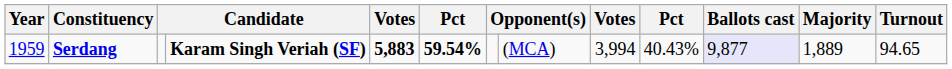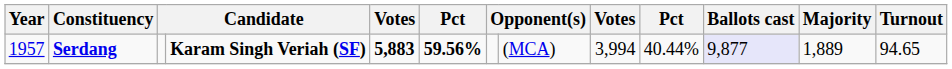(27, 48) 1959 -> (27, 48) 1957
(453, 48) 59.54% -> (453, 48) 59.56%
(671, 48) 40.43% -> (671, 48) 40.44%
